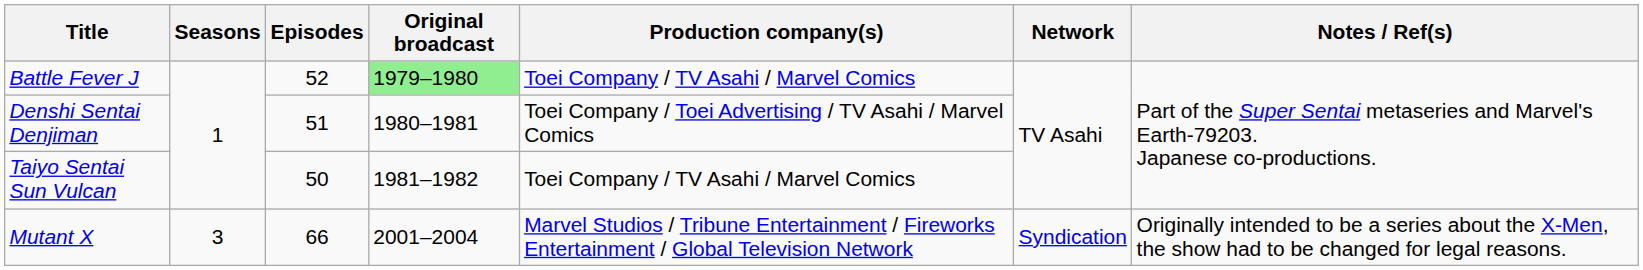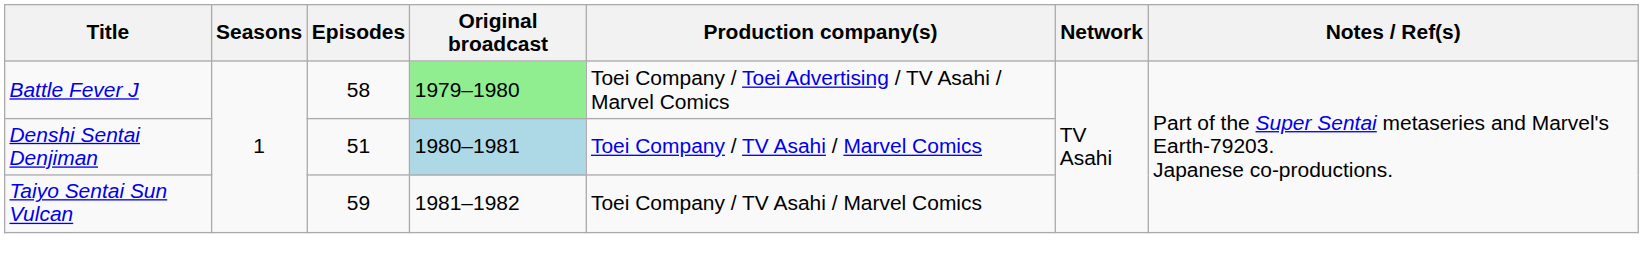(317, 77) 52 -> (358, 89) 58
(720, 77) Toei Company / TV Asahi / Marvel Comics -> (796, 89) Toei Company / Toei Advertising / TV Asahi / Marvel Comics
(426, 122) no background -> (467, 146) lightblue background
(764, 122) Toei Company / Toei Advertising / TV Asahi / Marvel Comics -> (786, 146) Toei Company / TV Asahi / Marvel Comics
(317, 179) 50 -> (358, 203) 59
- row: (51, 236)
